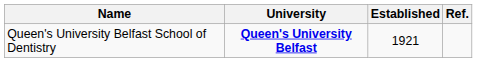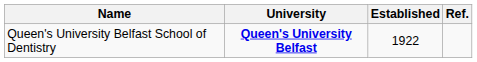(405, 40) 1921 -> (405, 40) 1922
